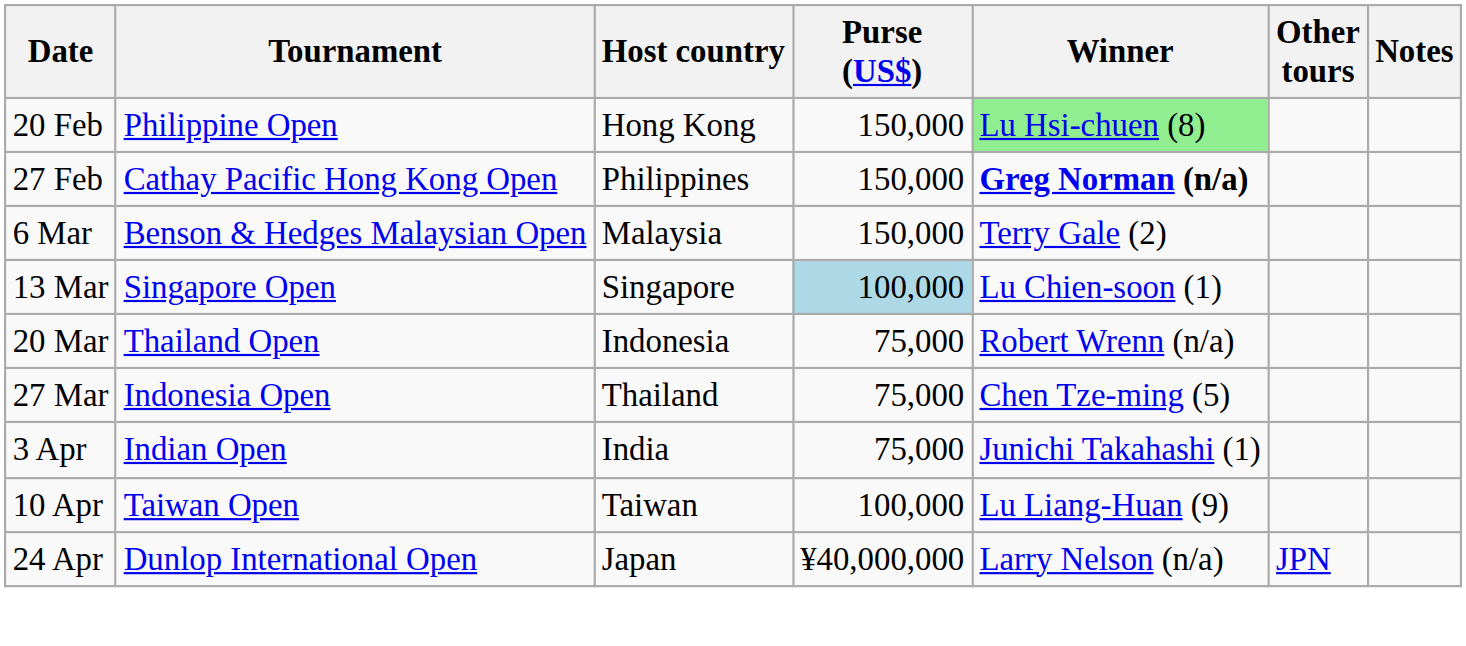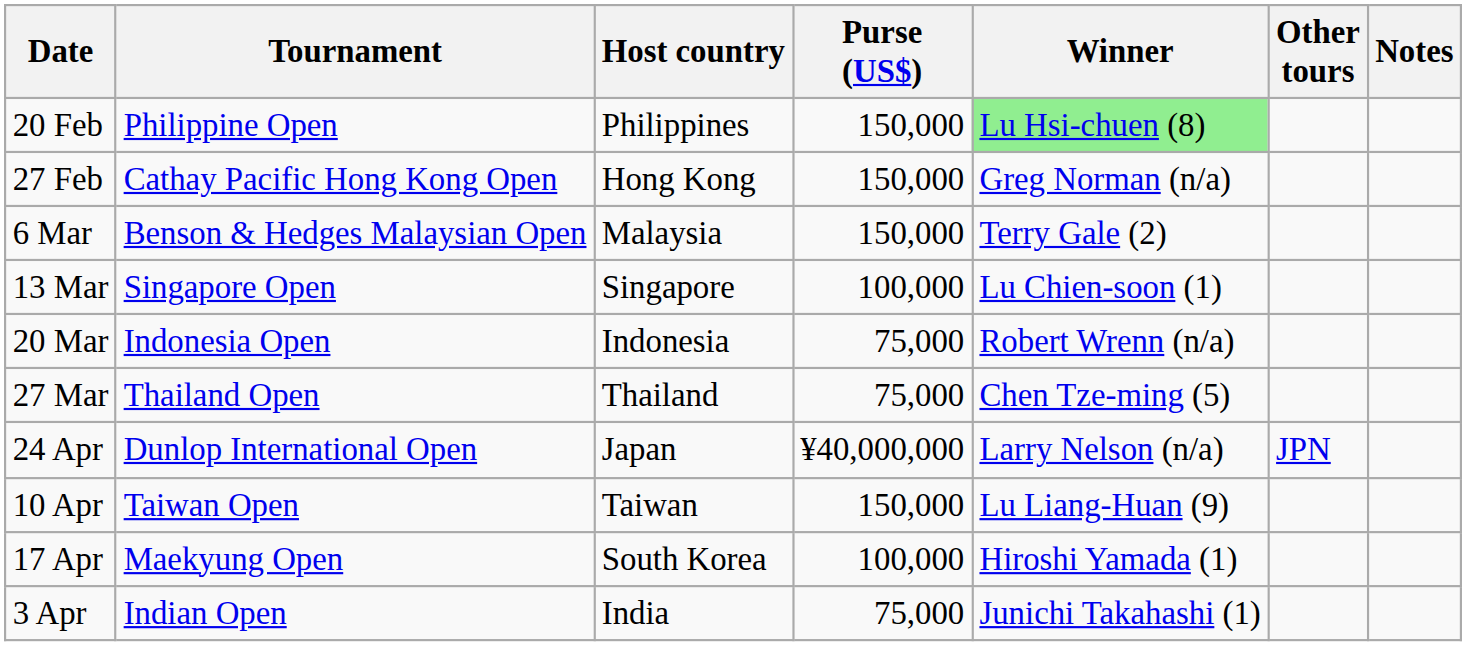(679, 124) Hong Kong -> (676, 124) Philippines
(676, 178) Philippines -> (679, 178) Hong Kong
(1114, 178) bold -> (1105, 178) normal
(911, 287) lightblue background -> (911, 287) no background
(222, 341) Thailand Open -> (227, 341) Indonesia Open
(227, 395) Indonesia Open -> (222, 395) Thailand Open
rows swapped: (50, 449) <-> (58, 557)
(911, 503) 100,000 -> (911, 503) 150,000
+ row: (58, 557)
